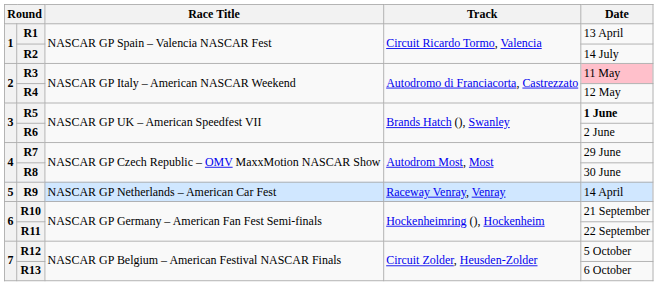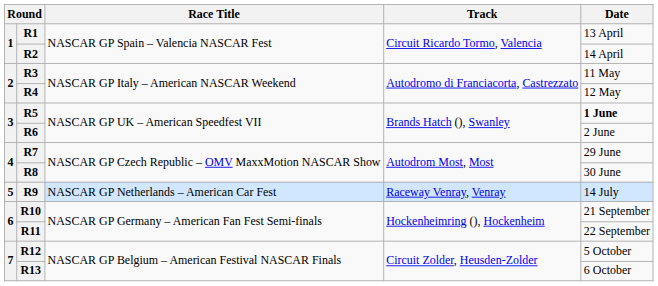(601, 53) 14 July -> (604, 53) 14 April
(602, 73) pink background -> (602, 73) no background
(604, 191) 14 April -> (601, 191) 14 July
